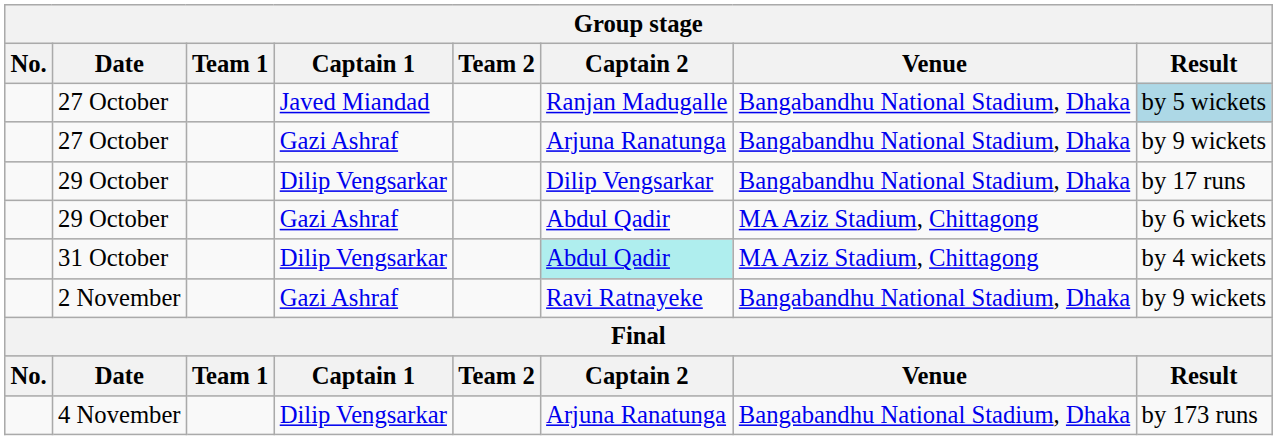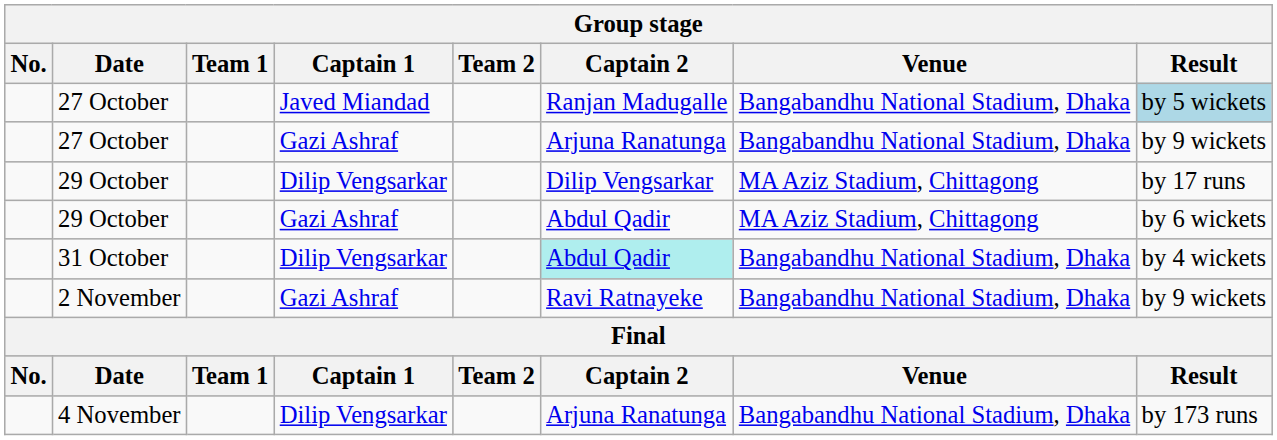(935, 180) Bangabandhu National Stadium, Dhaka -> (889, 180) MA Aziz Stadium, Chittagong
(889, 258) MA Aziz Stadium, Chittagong -> (935, 258) Bangabandhu National Stadium, Dhaka
